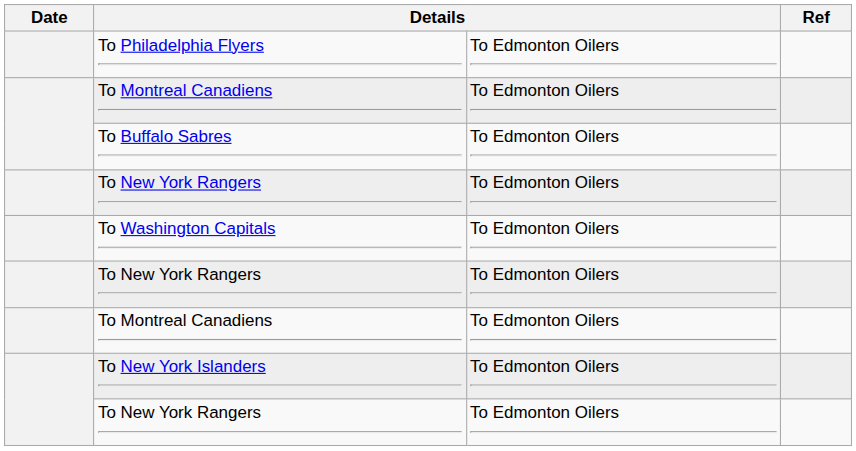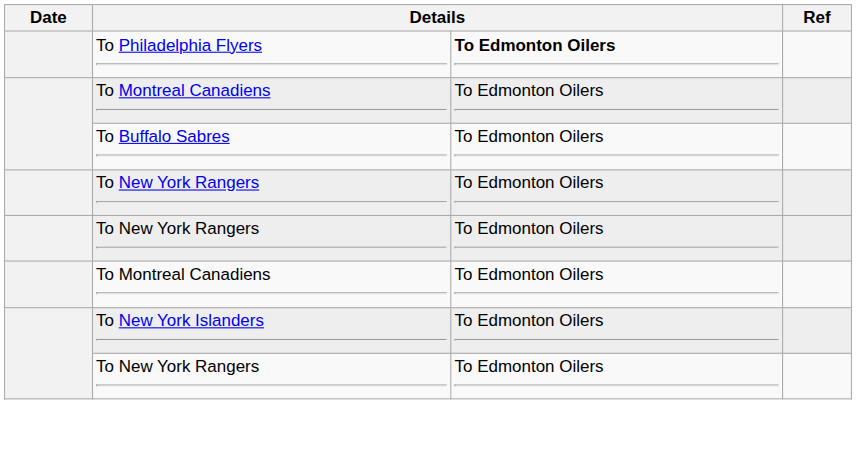(624, 50) normal -> (616, 50) bold
- row: (49, 238)
